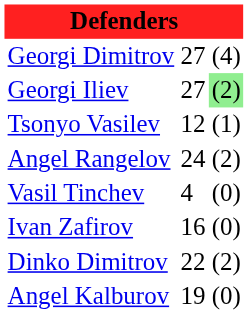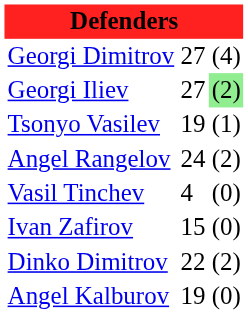(193, 124) 12 -> (193, 124) 19
(193, 227) 16 -> (193, 227) 15
